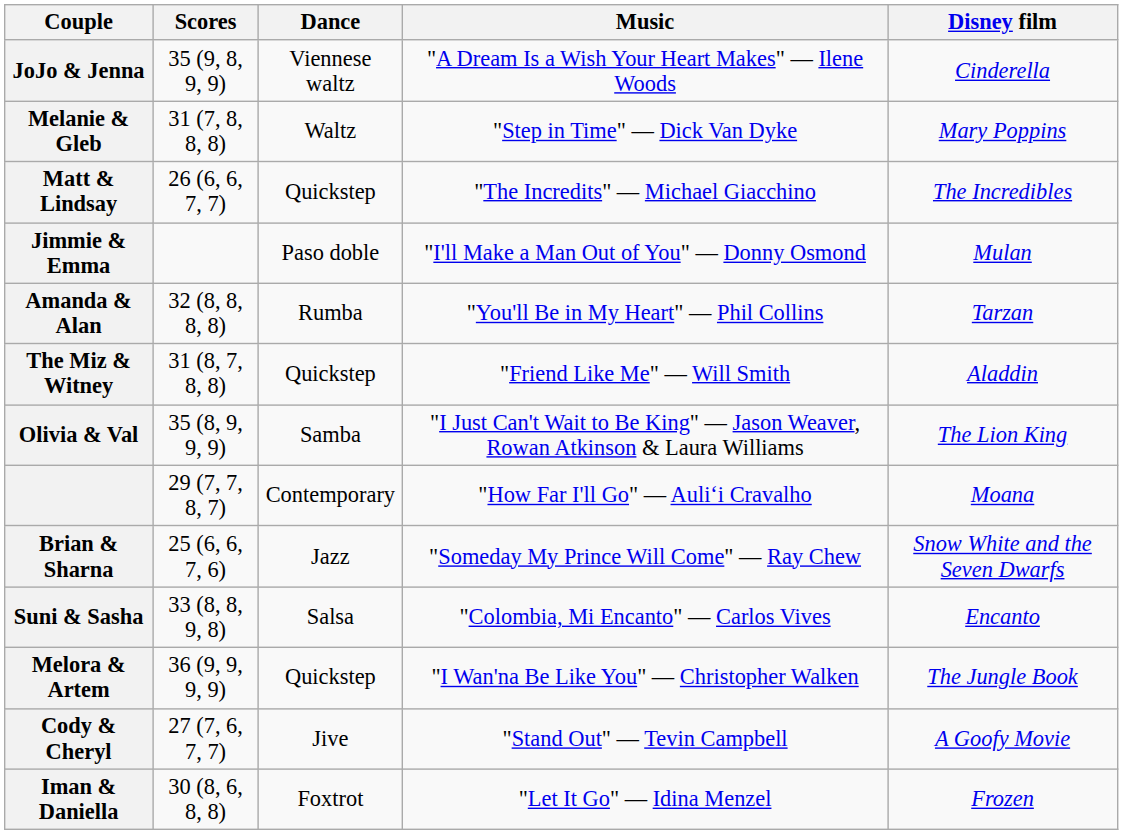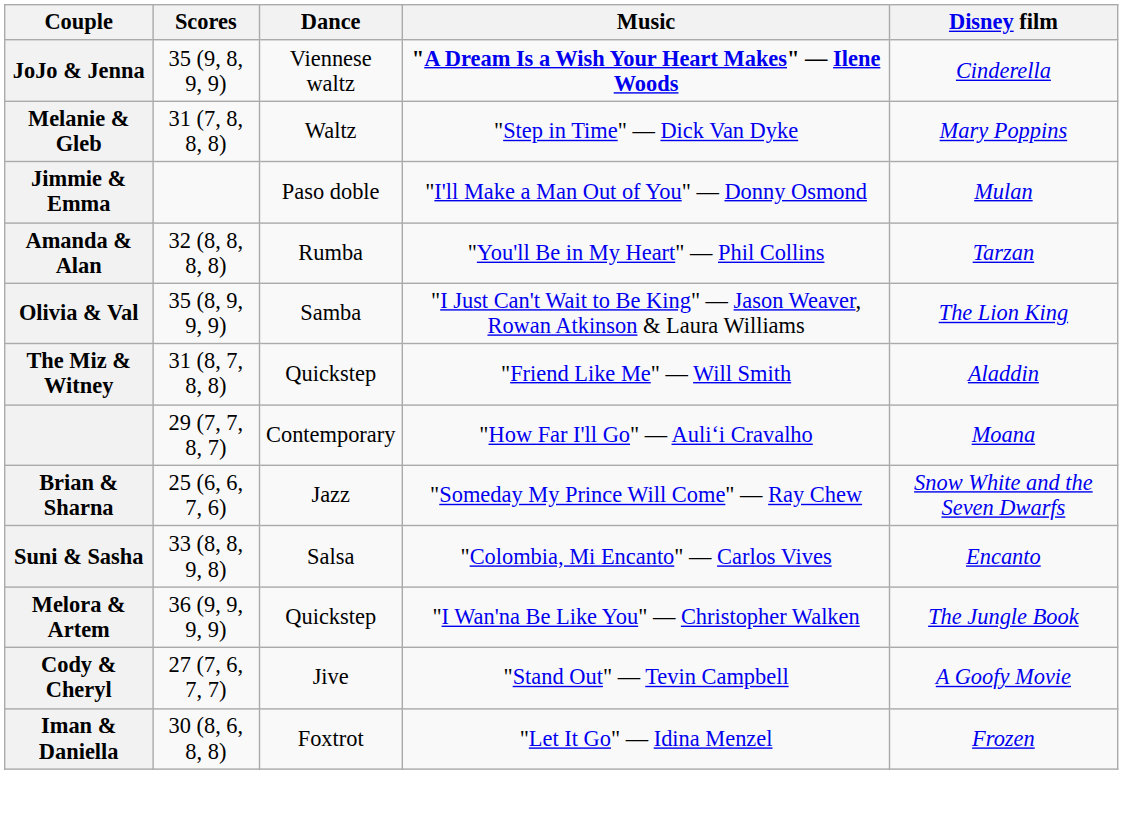(645, 70) normal -> (646, 70) bold
- row: (79, 191)
rows swapped: (79, 434) <-> (79, 374)
